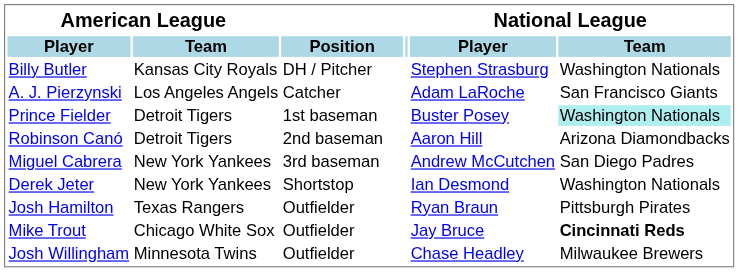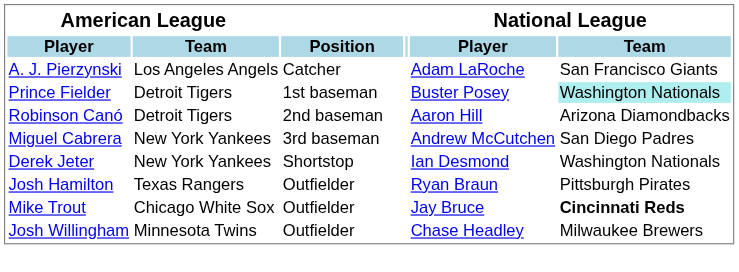- row: (48, 70)
